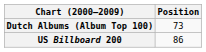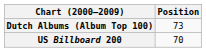(178, 40) 86 -> (178, 40) 70
